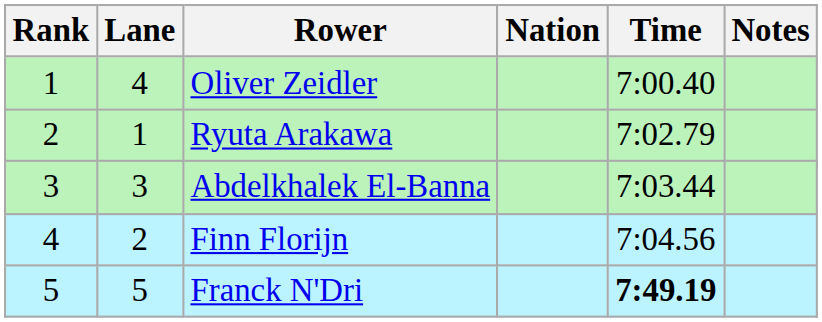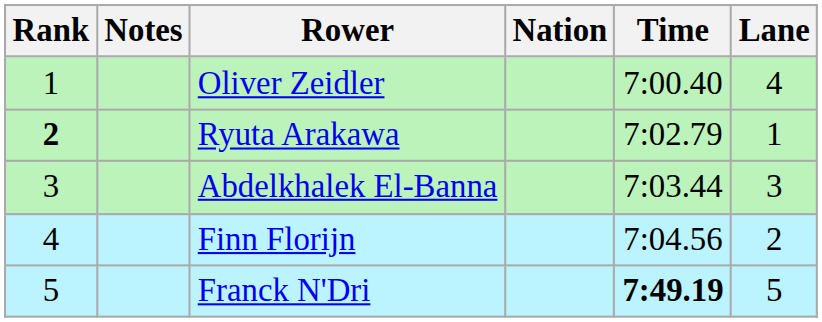columns swapped: (140, 30) <-> (771, 30)
(51, 134) normal -> (51, 134) bold
